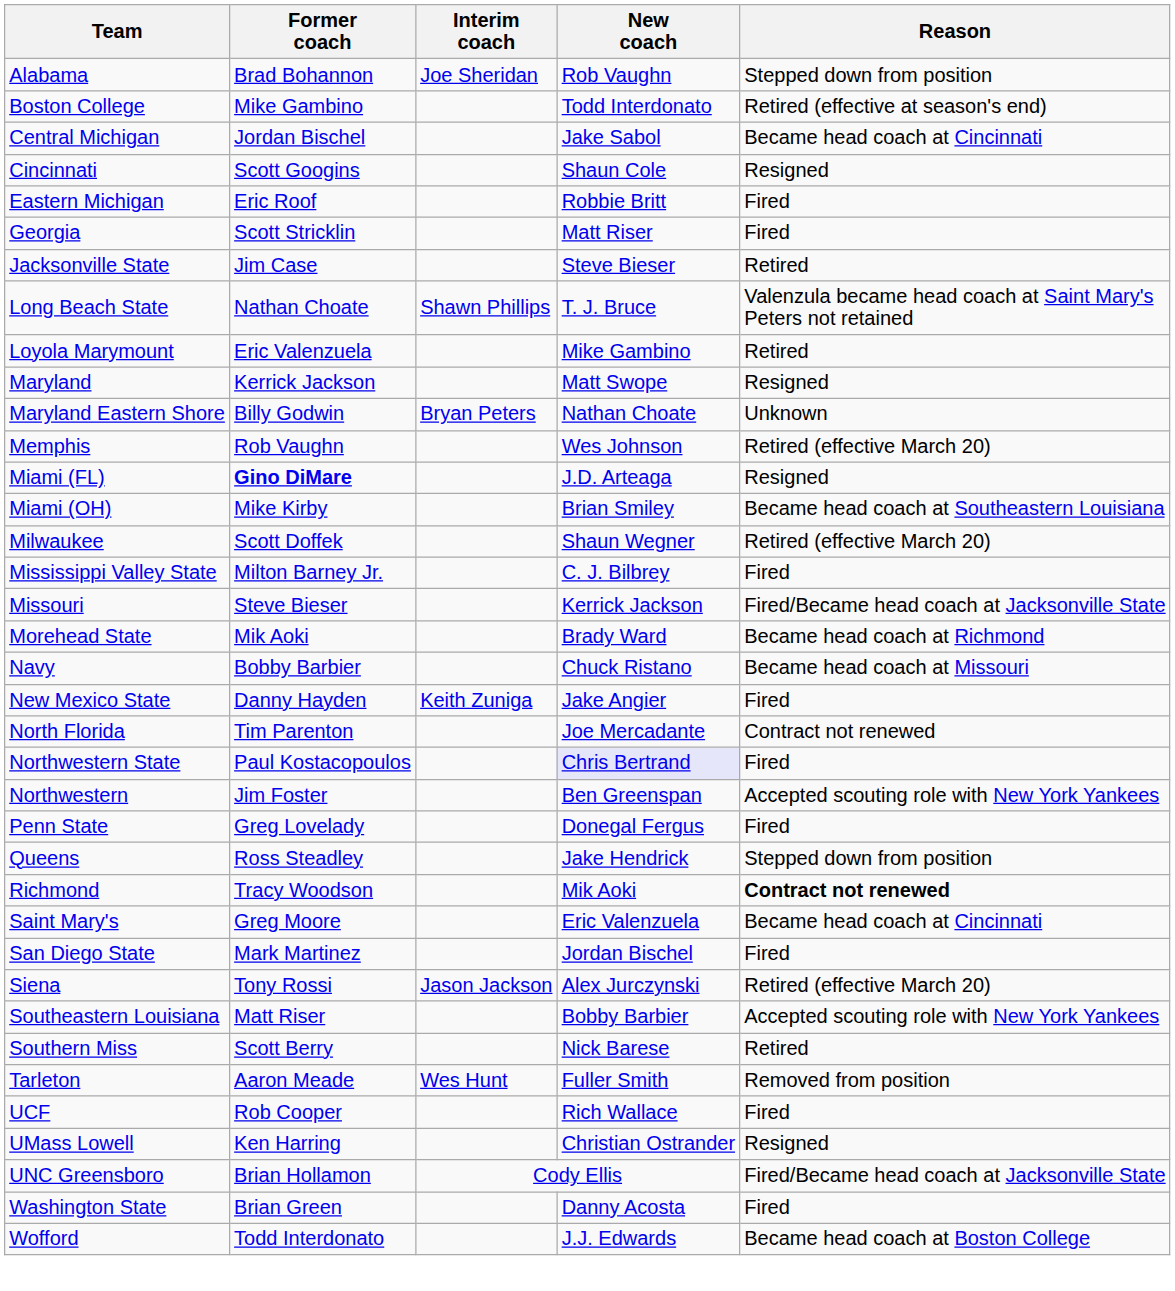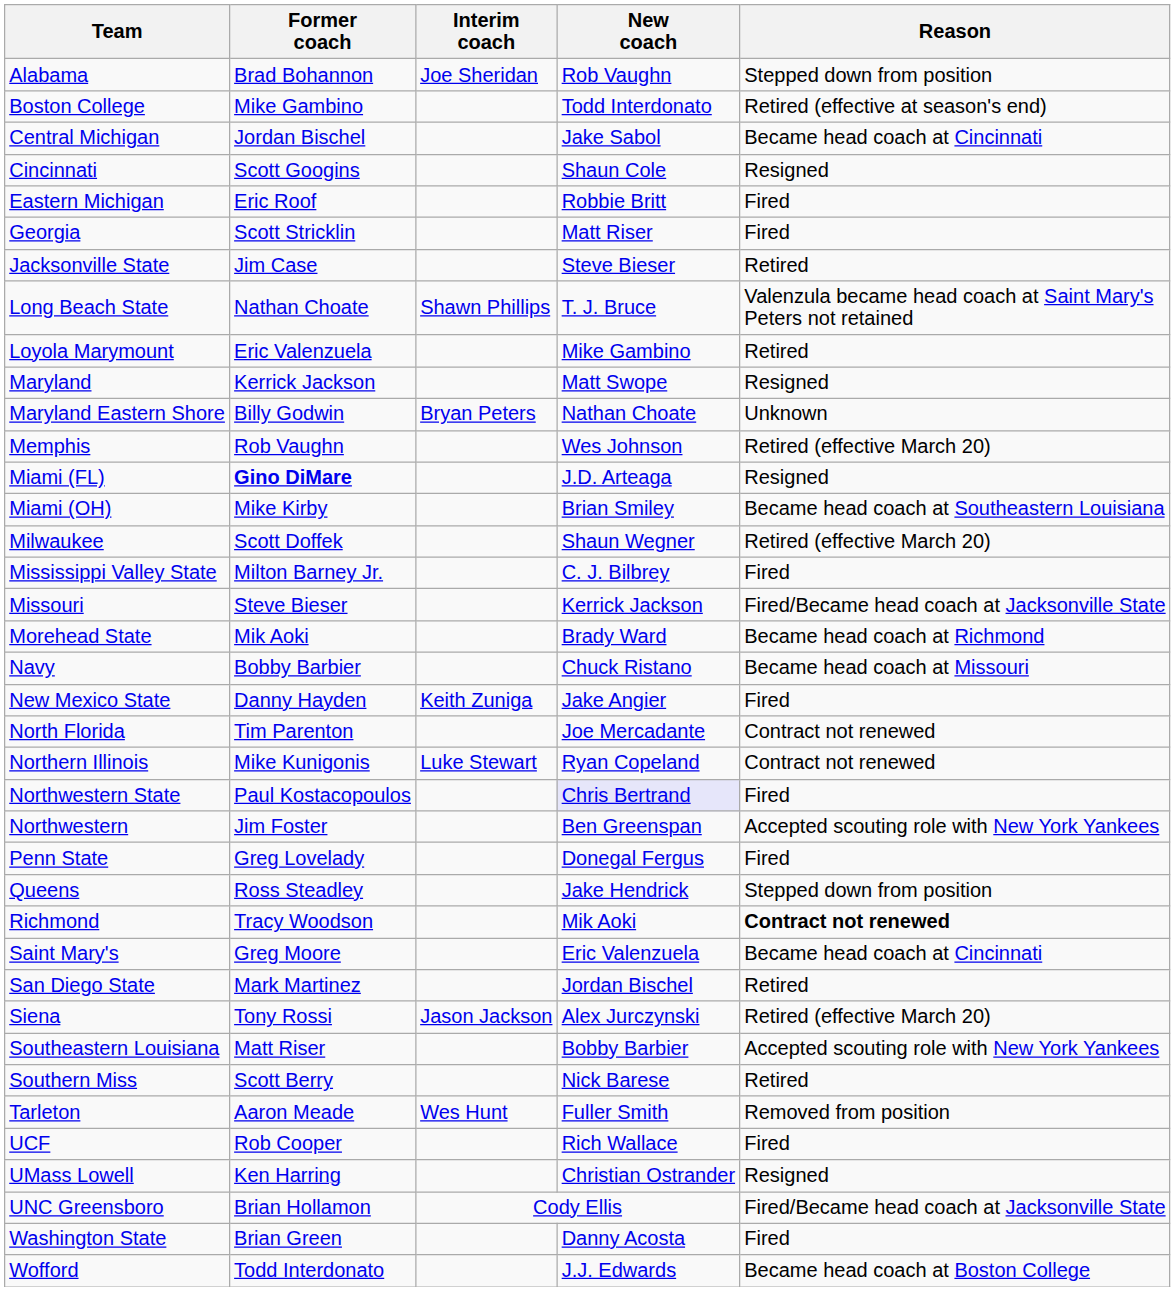+ row: (79, 763)
(767, 953) Fired -> (777, 985) Retired
